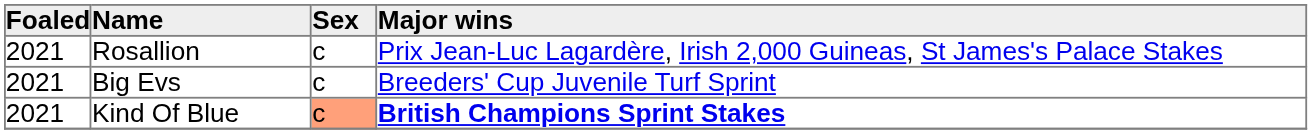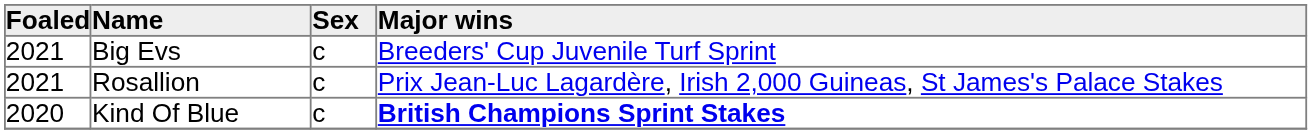rows swapped: (146, 51) <-> (136, 82)
(35, 113) 2021 -> (35, 113) 2020
(319, 113) lightsalmon background -> (319, 113) no background
